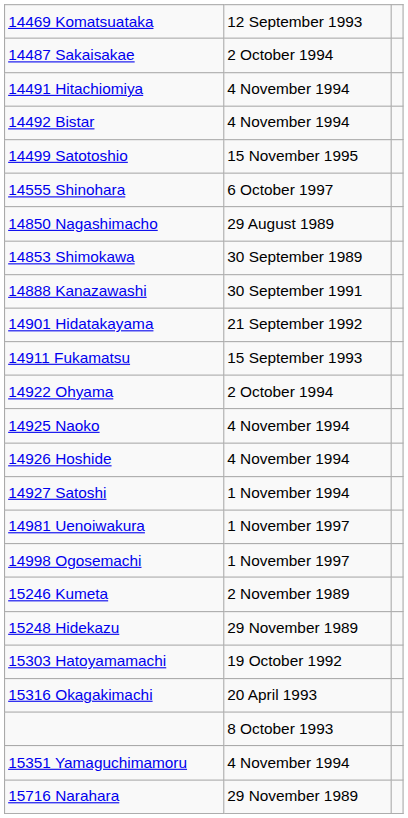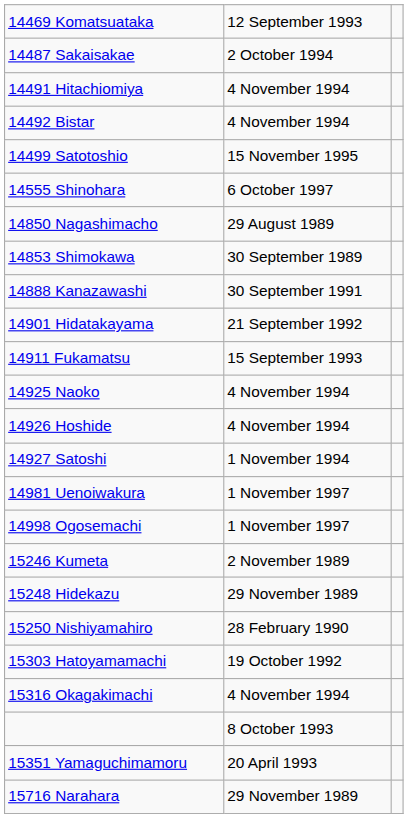- row: (61, 391)
+ row: (80, 627)
(272, 695) 20 April 1993 -> (288, 695) 4 November 1994
(288, 762) 4 November 1994 -> (272, 762) 20 April 1993
